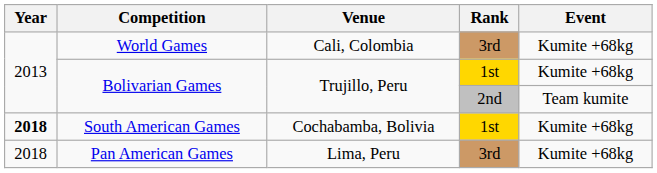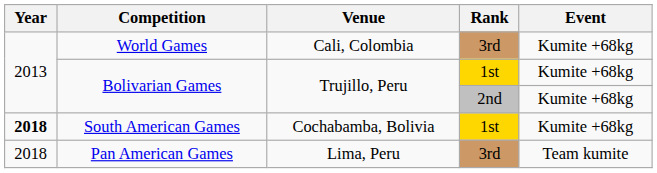(586, 99) Team kumite -> (586, 99) Kumite +68kg
(586, 153) Kumite +68kg -> (586, 153) Team kumite
